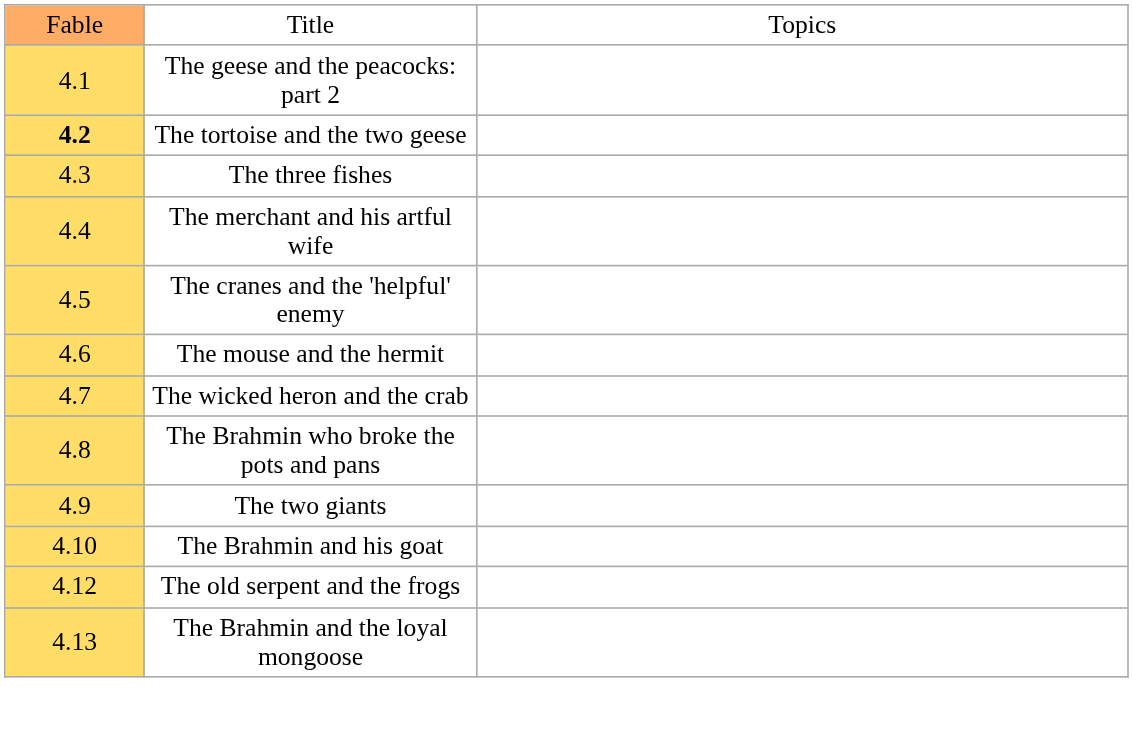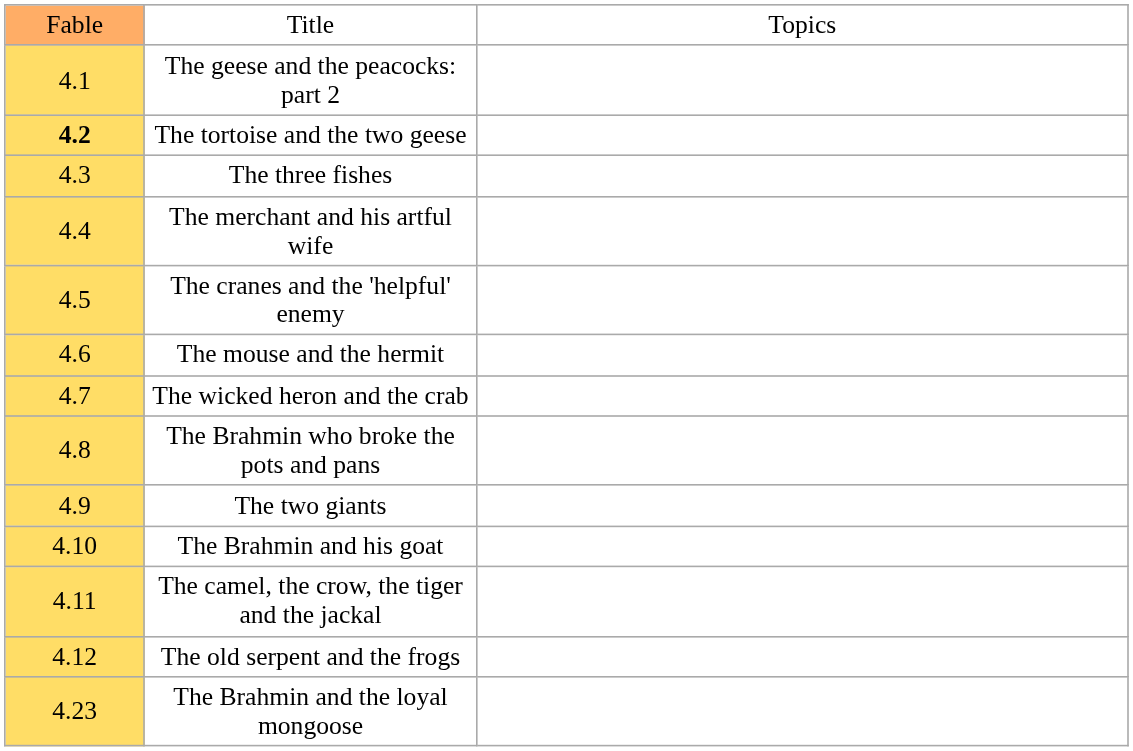+ row: (311, 600)
(75, 641) 4.13 -> (75, 711) 4.23
